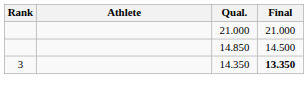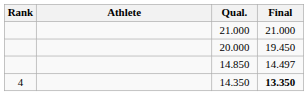+ row: (234, 47)
(280, 47) 14.500 -> (280, 64) 14.497
(20, 64) 3 -> (20, 82) 4
